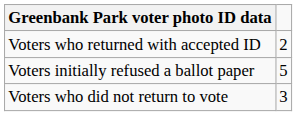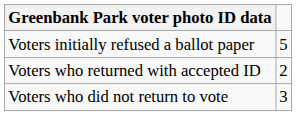rows swapped: (131, 70) <-> (135, 44)
